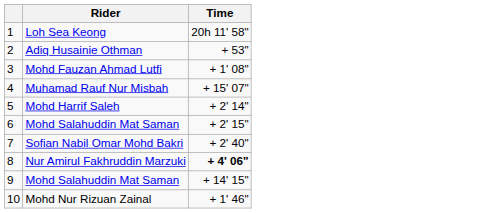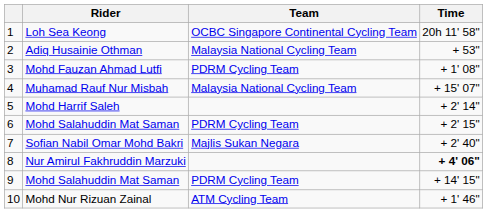+ column: (304, 13)
